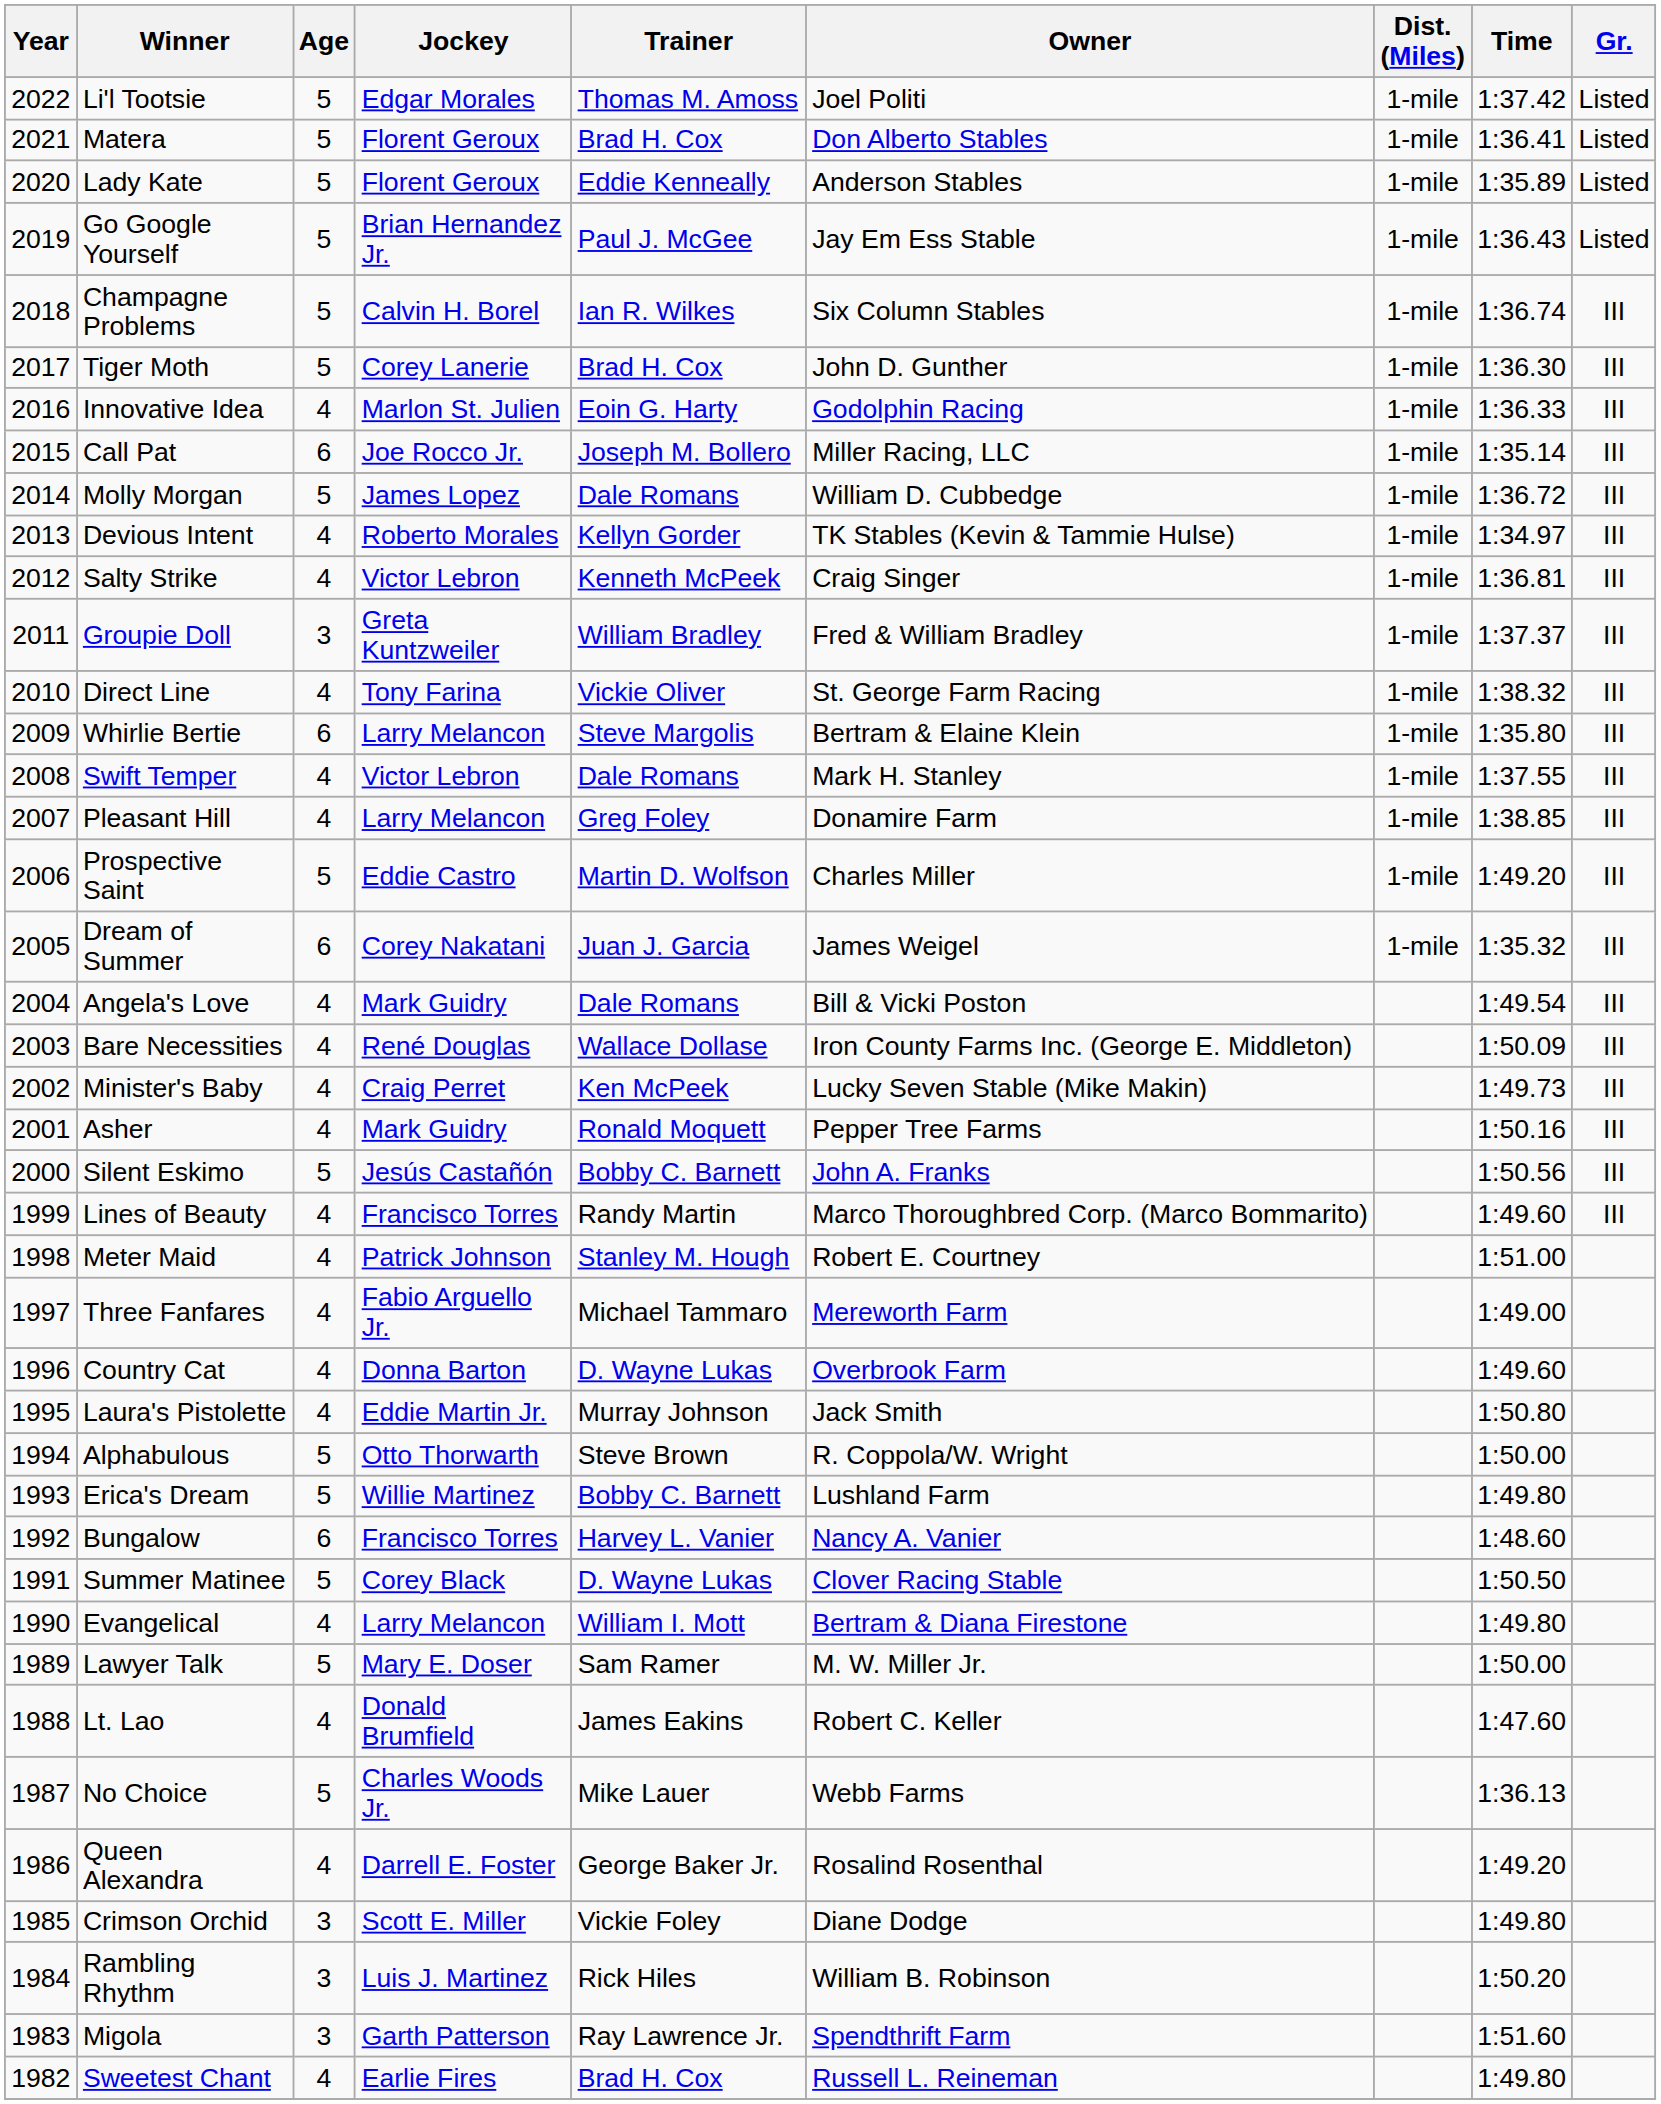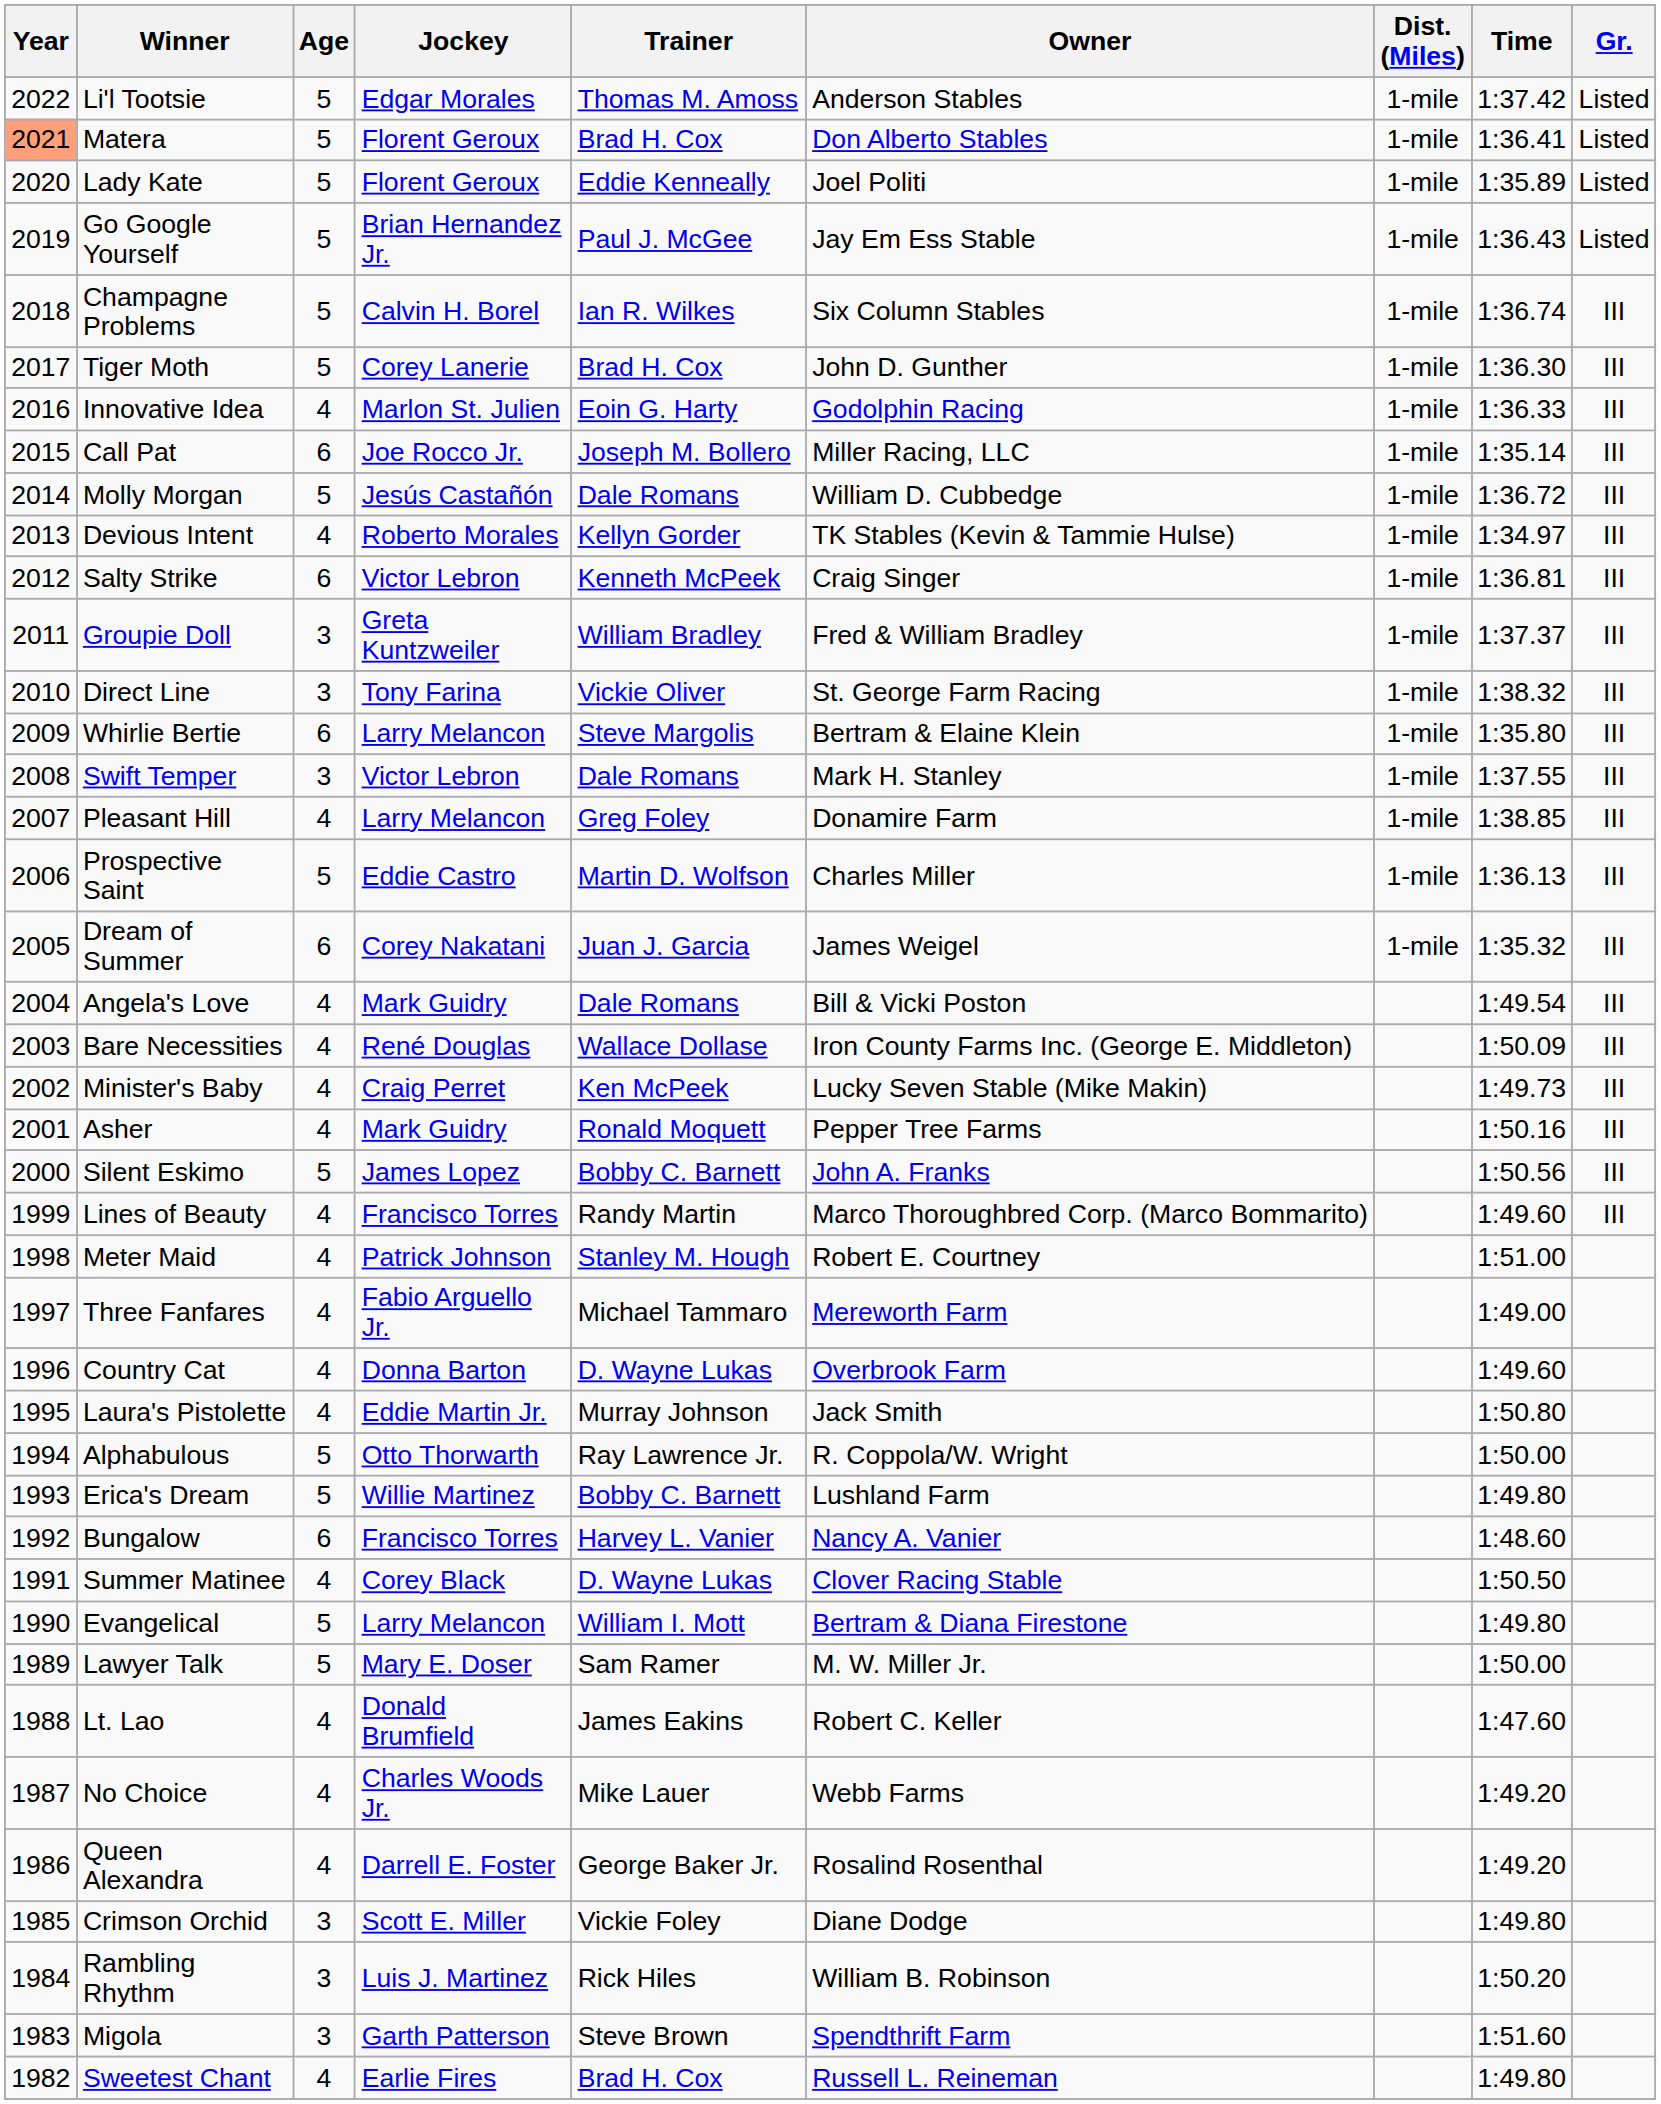(869, 98) Joel Politi -> (917, 98) Anderson Stables
(41, 140) no background -> (41, 140) lightsalmon background
(917, 182) Anderson Stables -> (869, 182) Joel Politi
(441, 494) James Lopez -> (457, 494) Jesús Castañón
(324, 578) 4 -> (324, 578) 6
(324, 692) 4 -> (324, 692) 3
(324, 776) 4 -> (324, 776) 3
(1522, 875) 1:49.20 -> (1522, 875) 1:36.13
(457, 1172) Jesús Castañón -> (441, 1172) James Lopez
(653, 1454) Steve Brown -> (680, 1454) Ray Lawrence Jr.
(324, 1580) 5 -> (324, 1580) 4
(324, 1622) 4 -> (324, 1622) 5
(324, 1793) 5 -> (324, 1793) 4
(1522, 1793) 1:36.13 -> (1522, 1793) 1:49.20
(680, 2035) Ray Lawrence Jr. -> (653, 2035) Steve Brown
